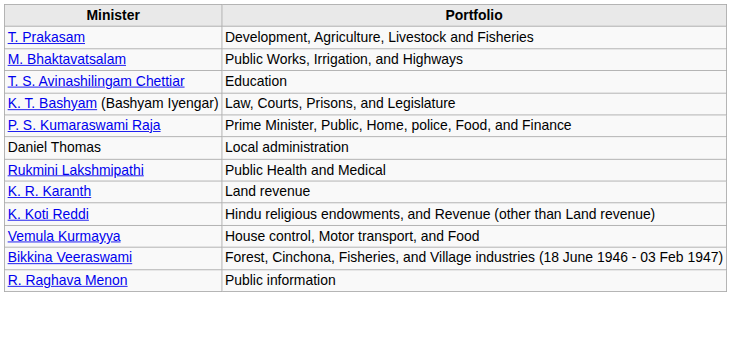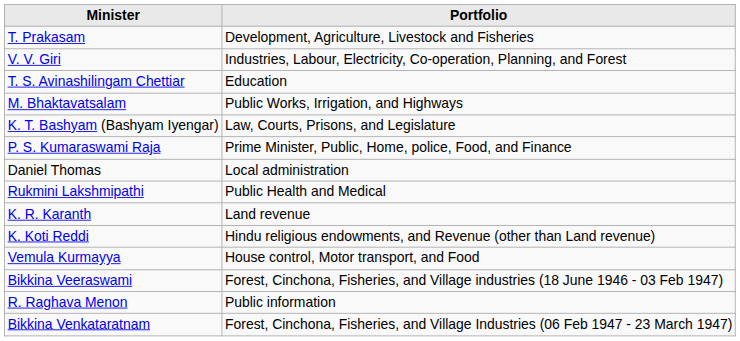+ row: (34, 59)
rows swapped: (67, 59) <-> (96, 81)
+ row: (79, 324)
